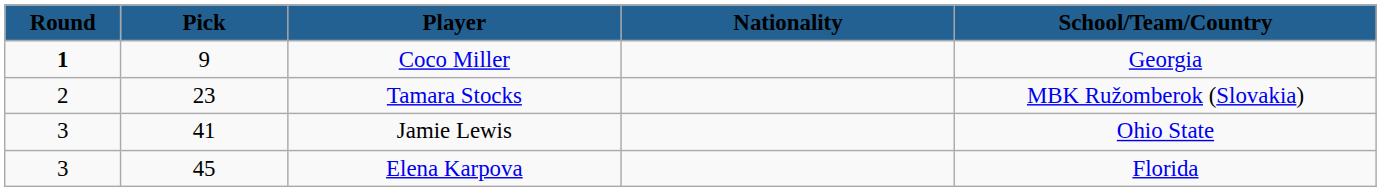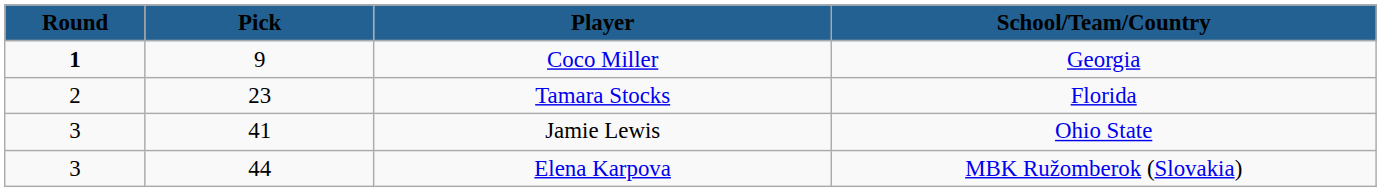- column: (788, 22)
(1165, 95) MBK Ružomberok (Slovakia) -> (1104, 95) Florida
(204, 167) 45 -> (260, 167) 44
(1165, 167) Florida -> (1104, 167) MBK Ružomberok (Slovakia)
